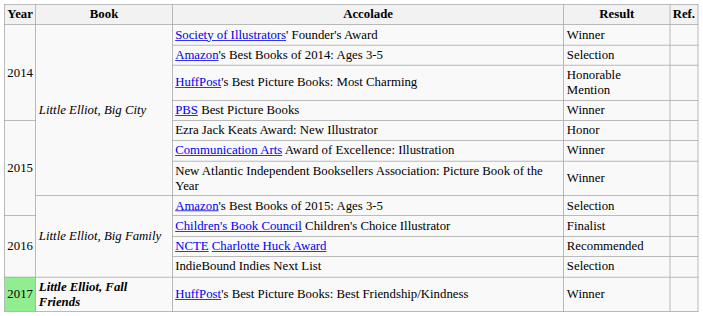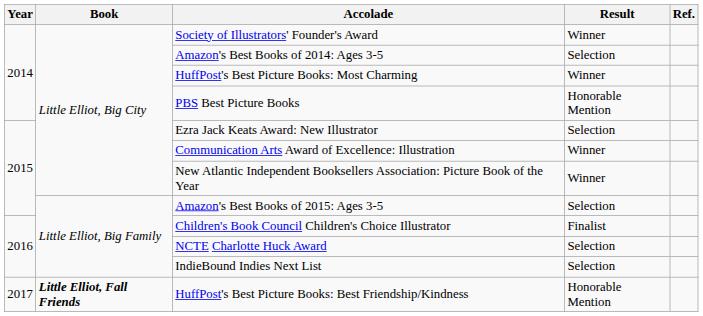(594, 82) Honorable Mention -> (586, 75) Winner
(586, 110) Winner -> (594, 103) Honorable Mention
(583, 130) Honor -> (591, 130) Selection
(605, 246) Recommended -> (591, 246) Selection
(20, 294) lightgreen background -> (20, 294) no background
(586, 294) Winner -> (594, 294) Honorable Mention
